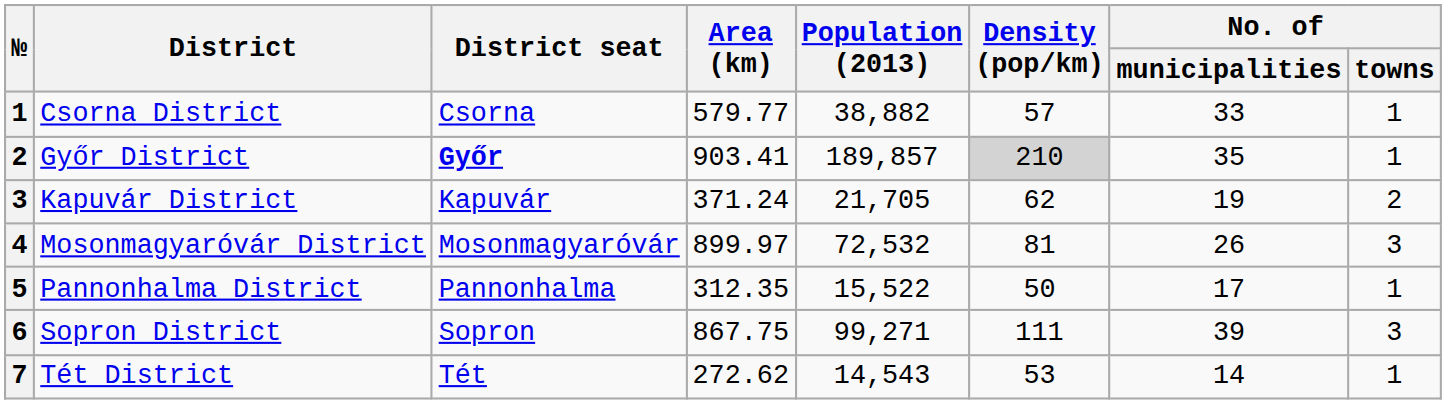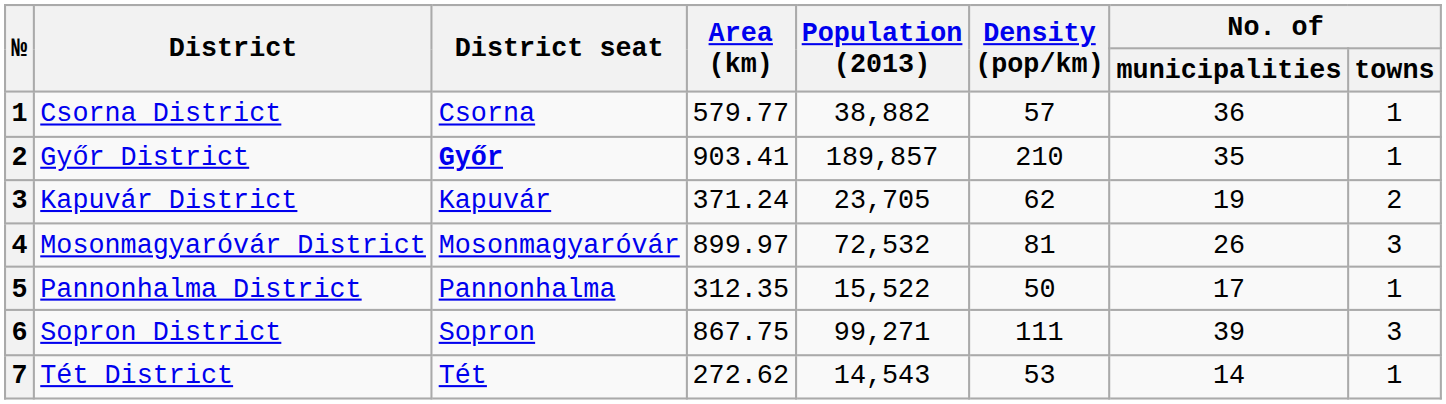(1229, 114) 33 -> (1229, 114) 36
(1039, 158) lightgrey background -> (1039, 158) no background
(882, 201) 21,705 -> (882, 201) 23,705
